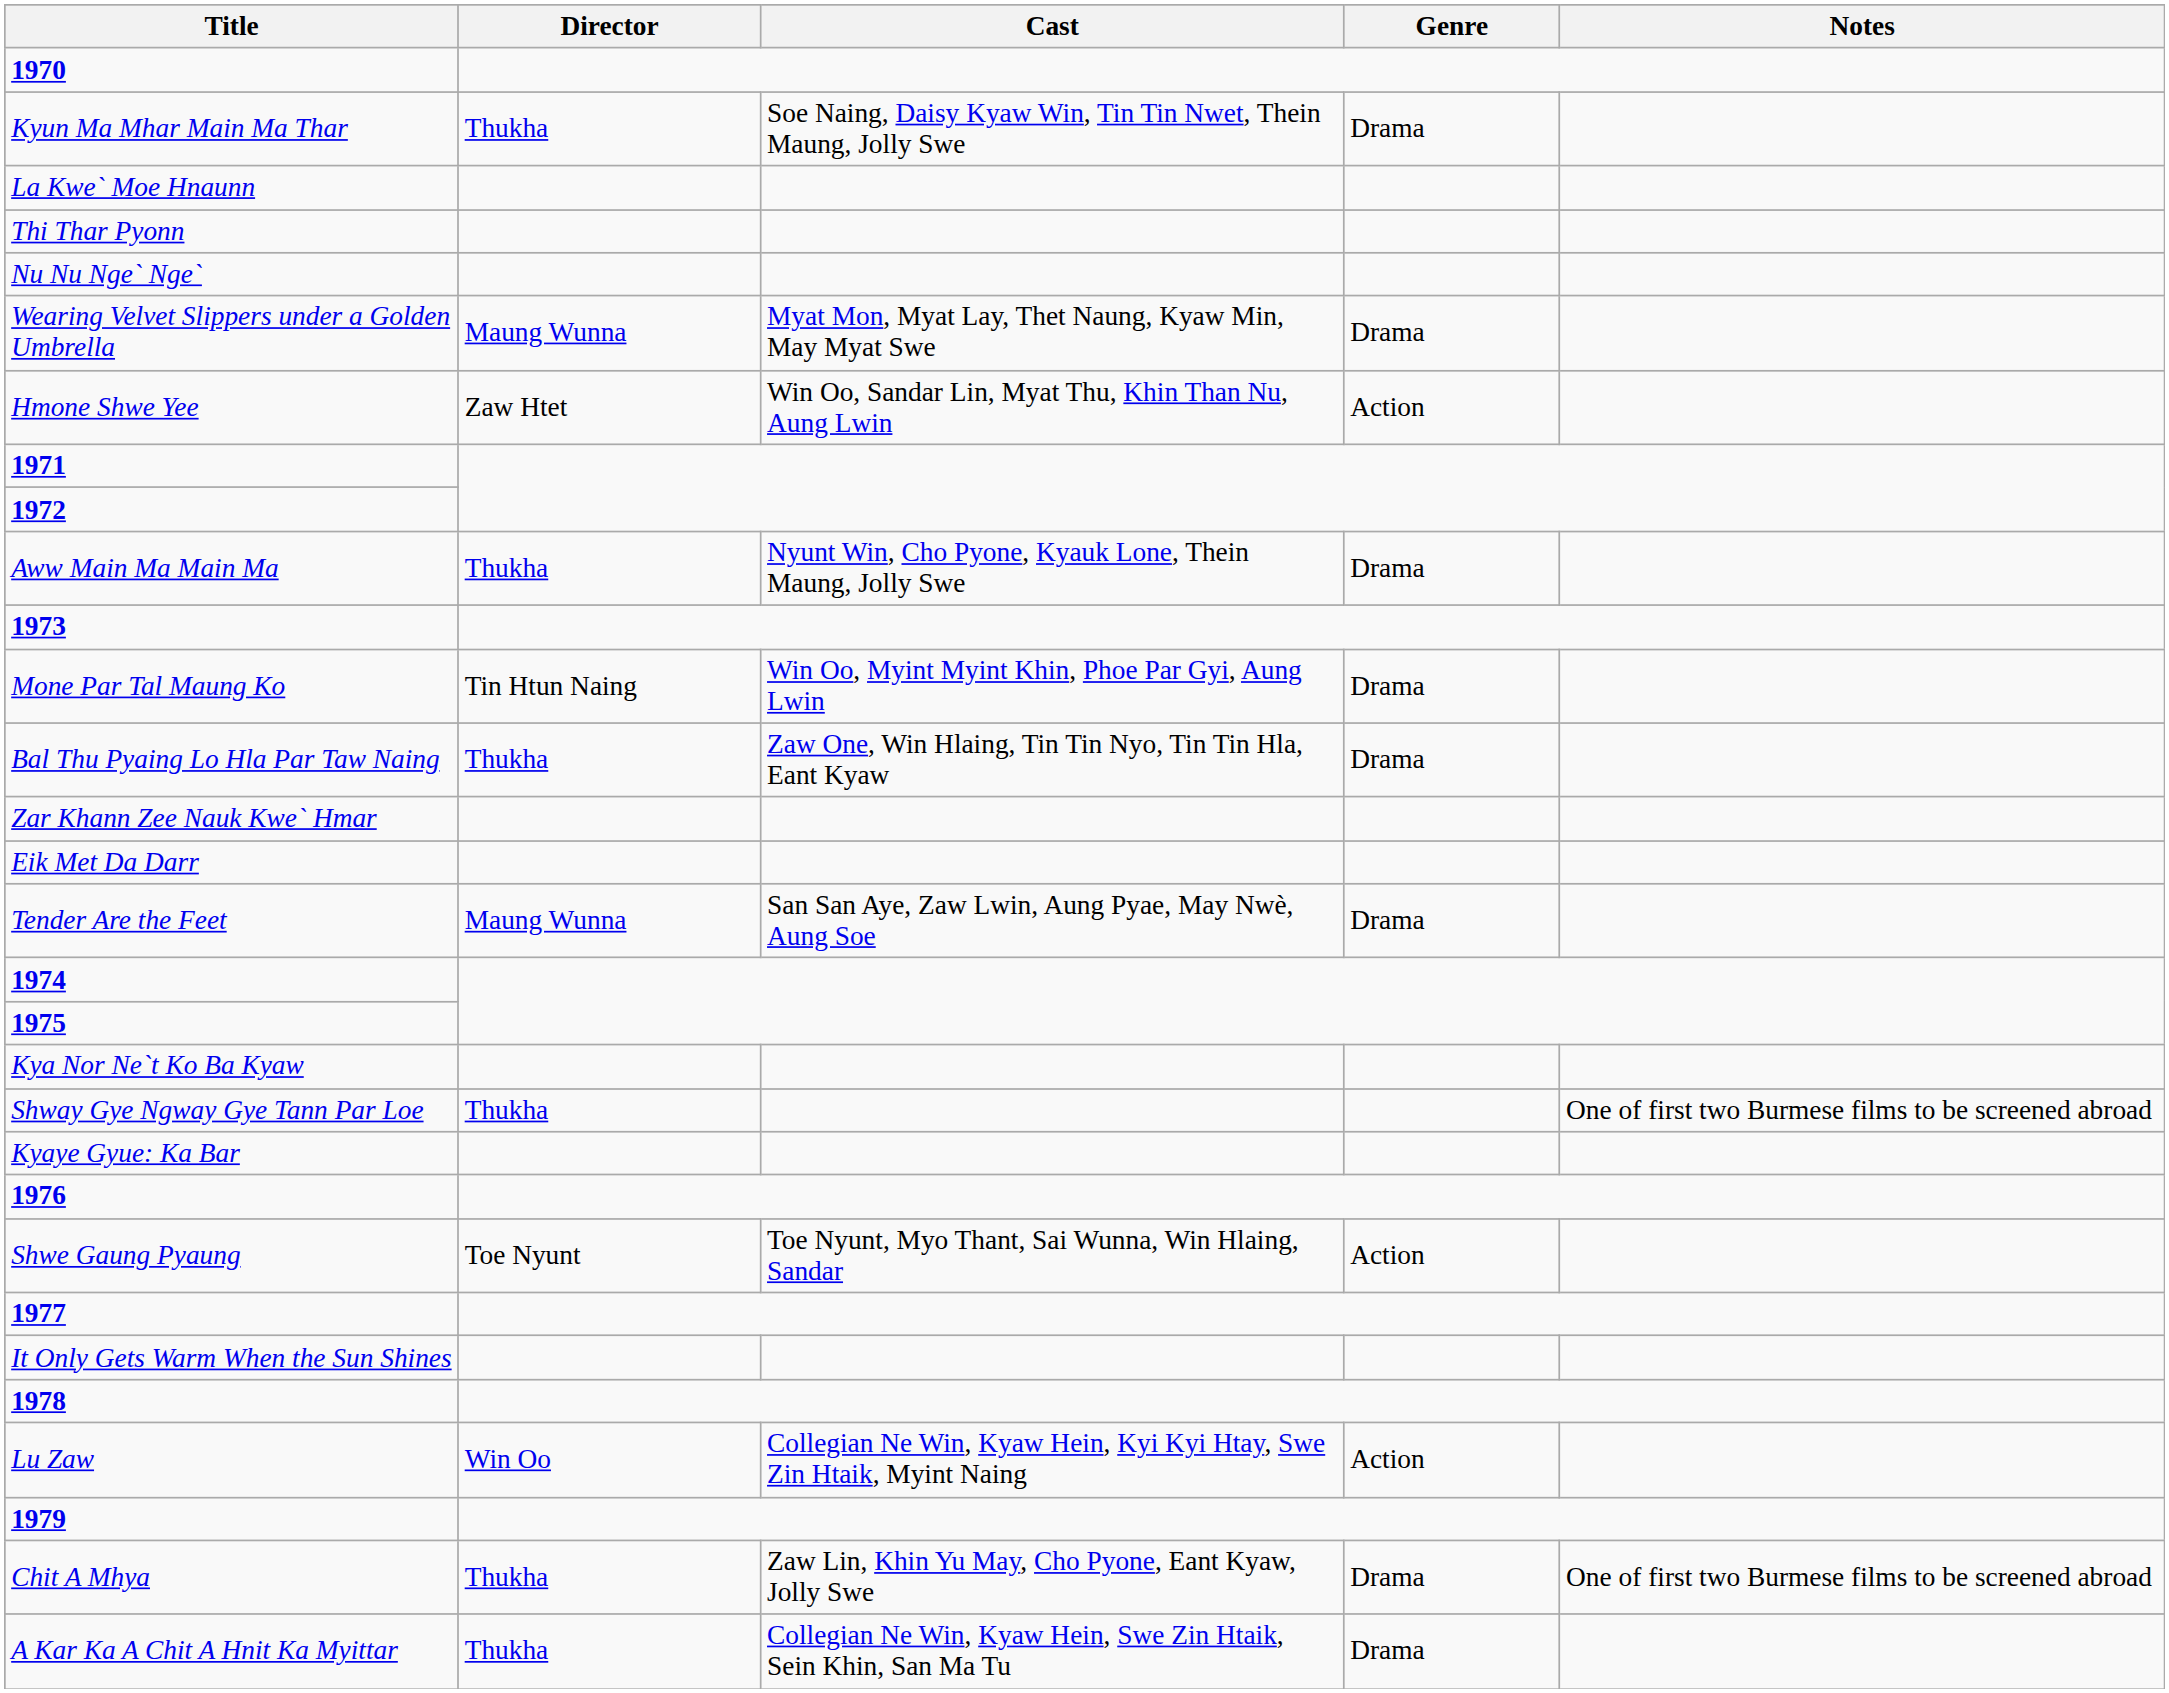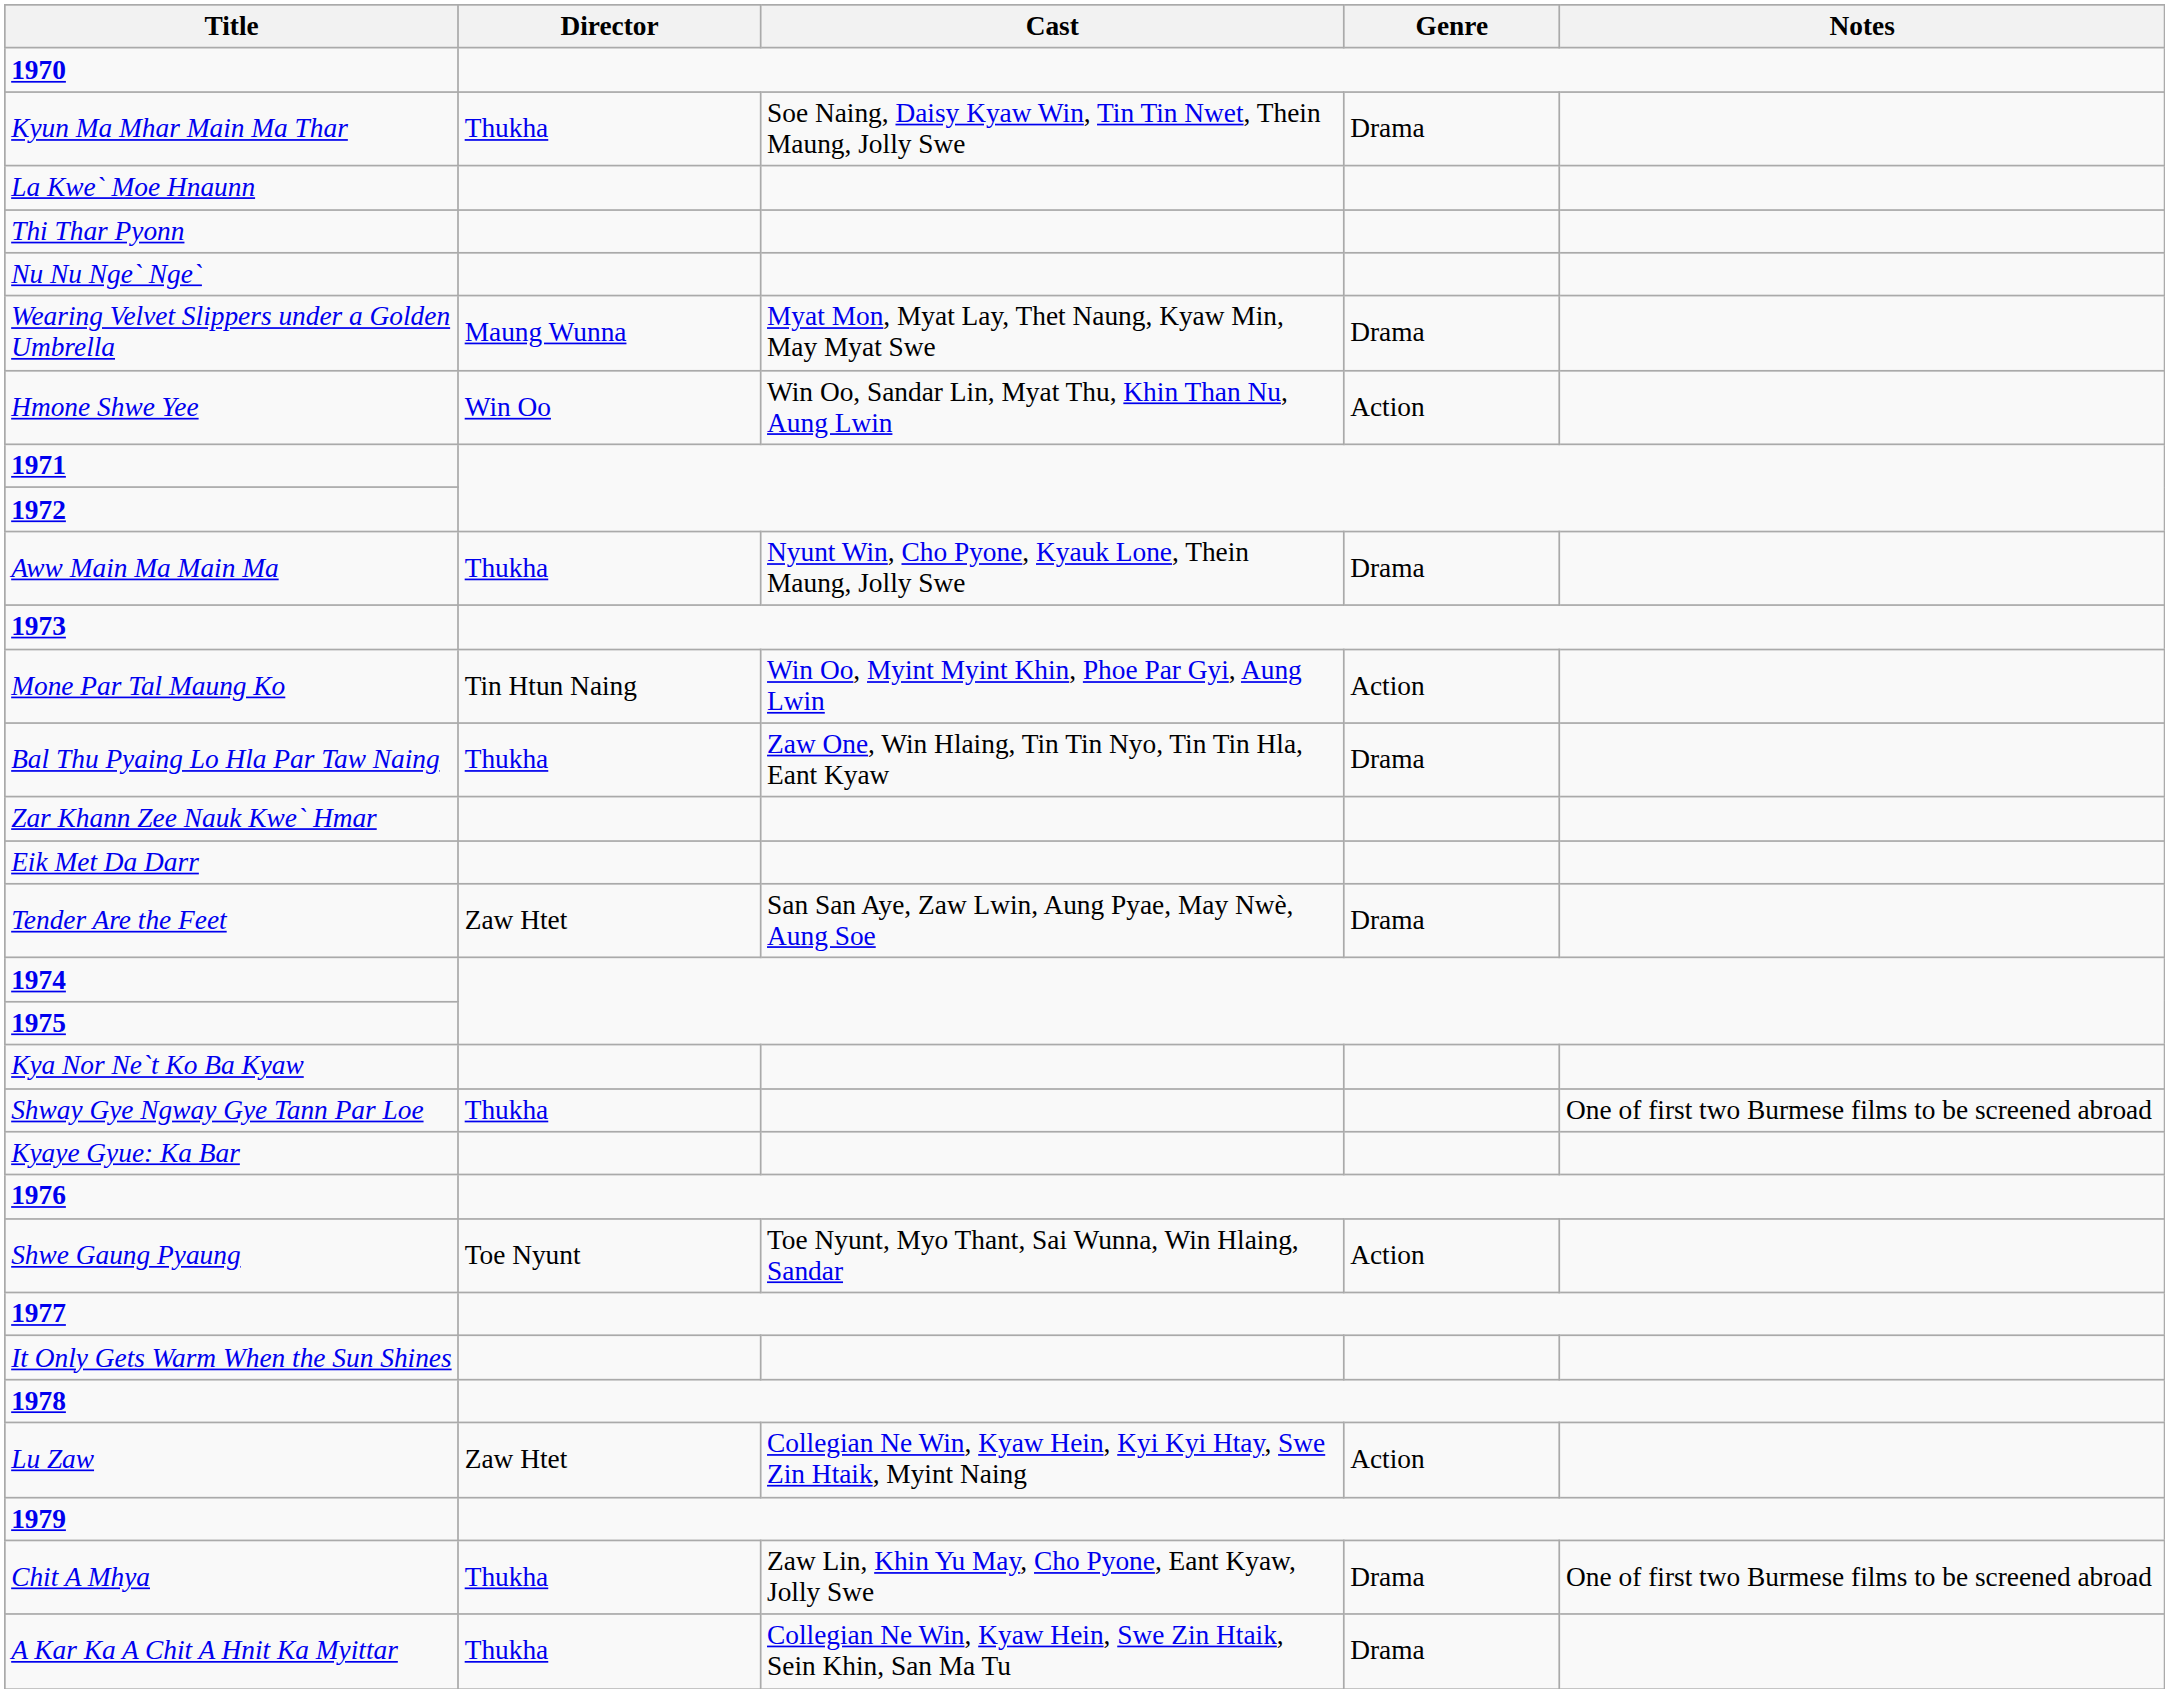(516, 406) Zaw Htet -> (508, 406) Win Oo
(1387, 685) Drama -> (1387, 685) Action
(546, 920) Maung Wunna -> (516, 920) Zaw Htet
(508, 1459) Win Oo -> (516, 1459) Zaw Htet
